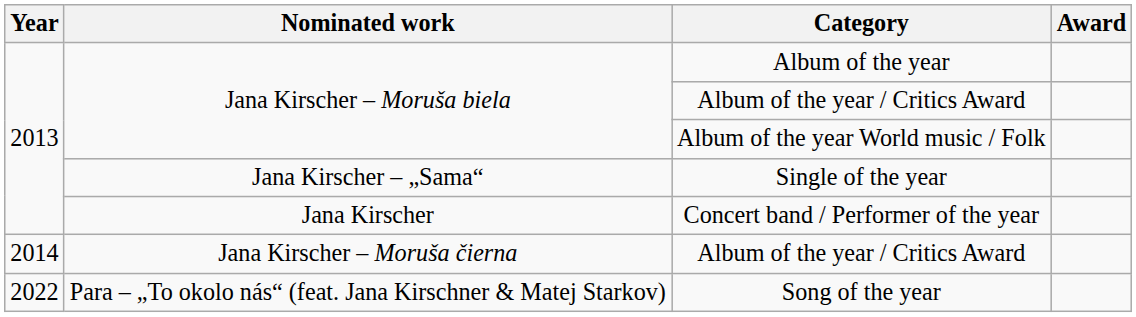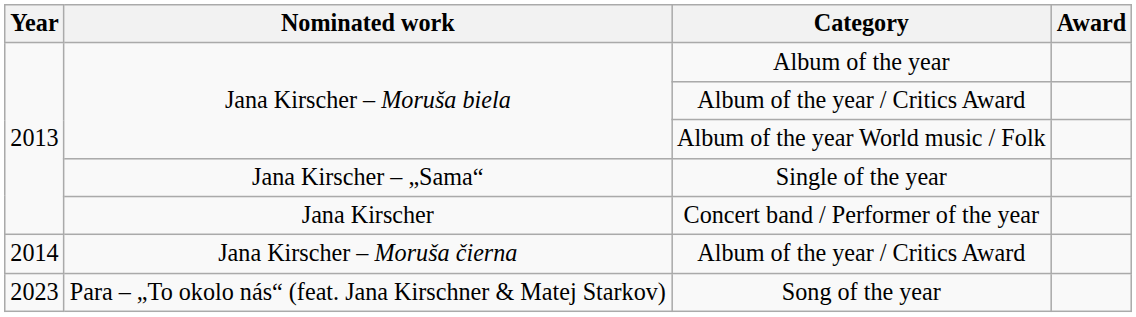(34, 291) 2022 -> (34, 291) 2023
